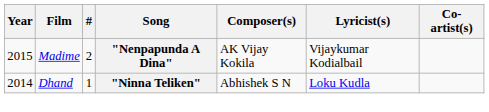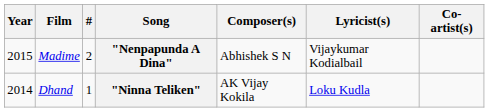(244, 55) AK Vijay Kokila -> (255, 55) Abhishek S N
(255, 83) Abhishek S N -> (244, 90) AK Vijay Kokila
